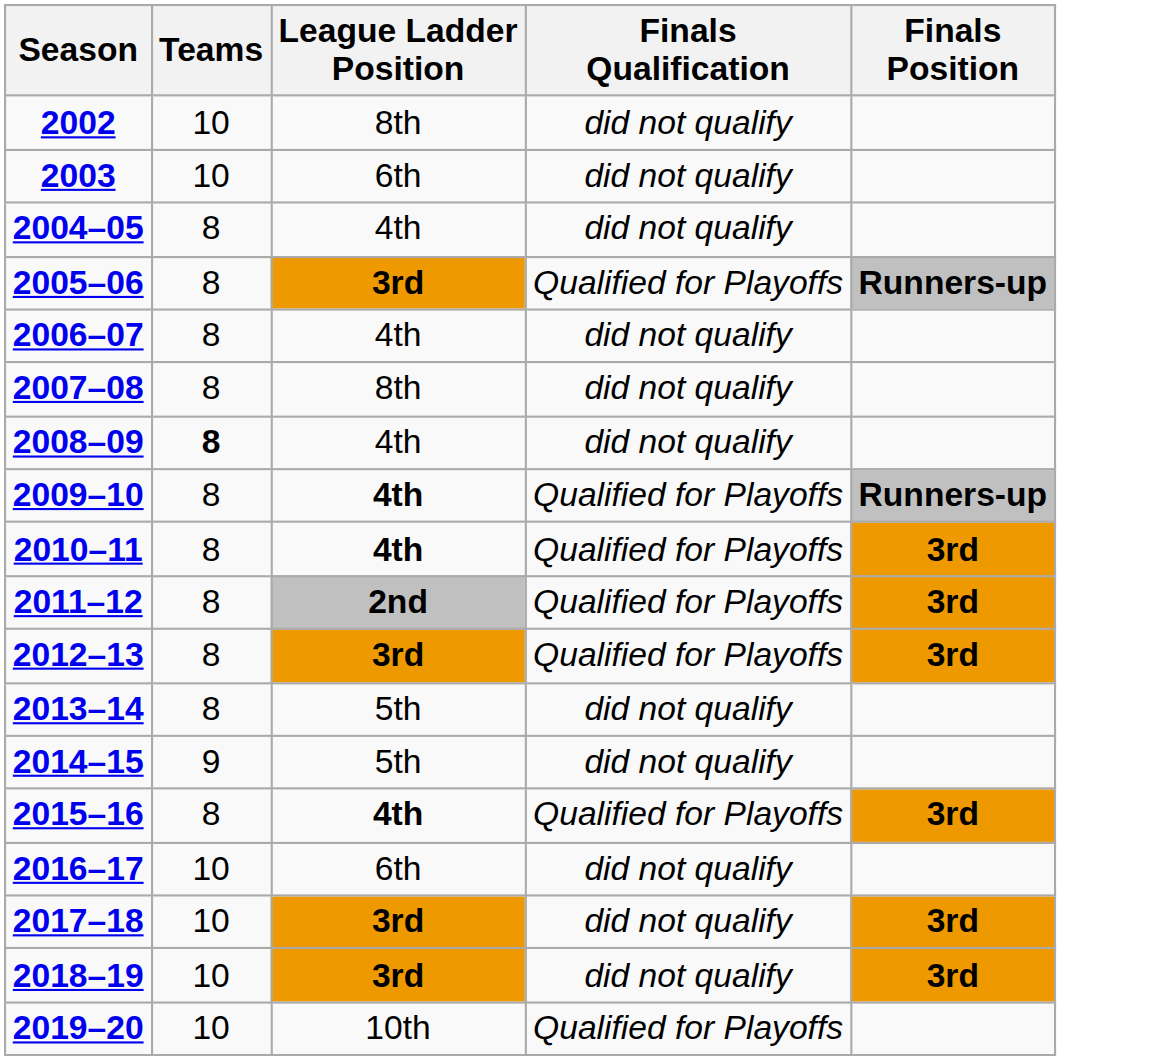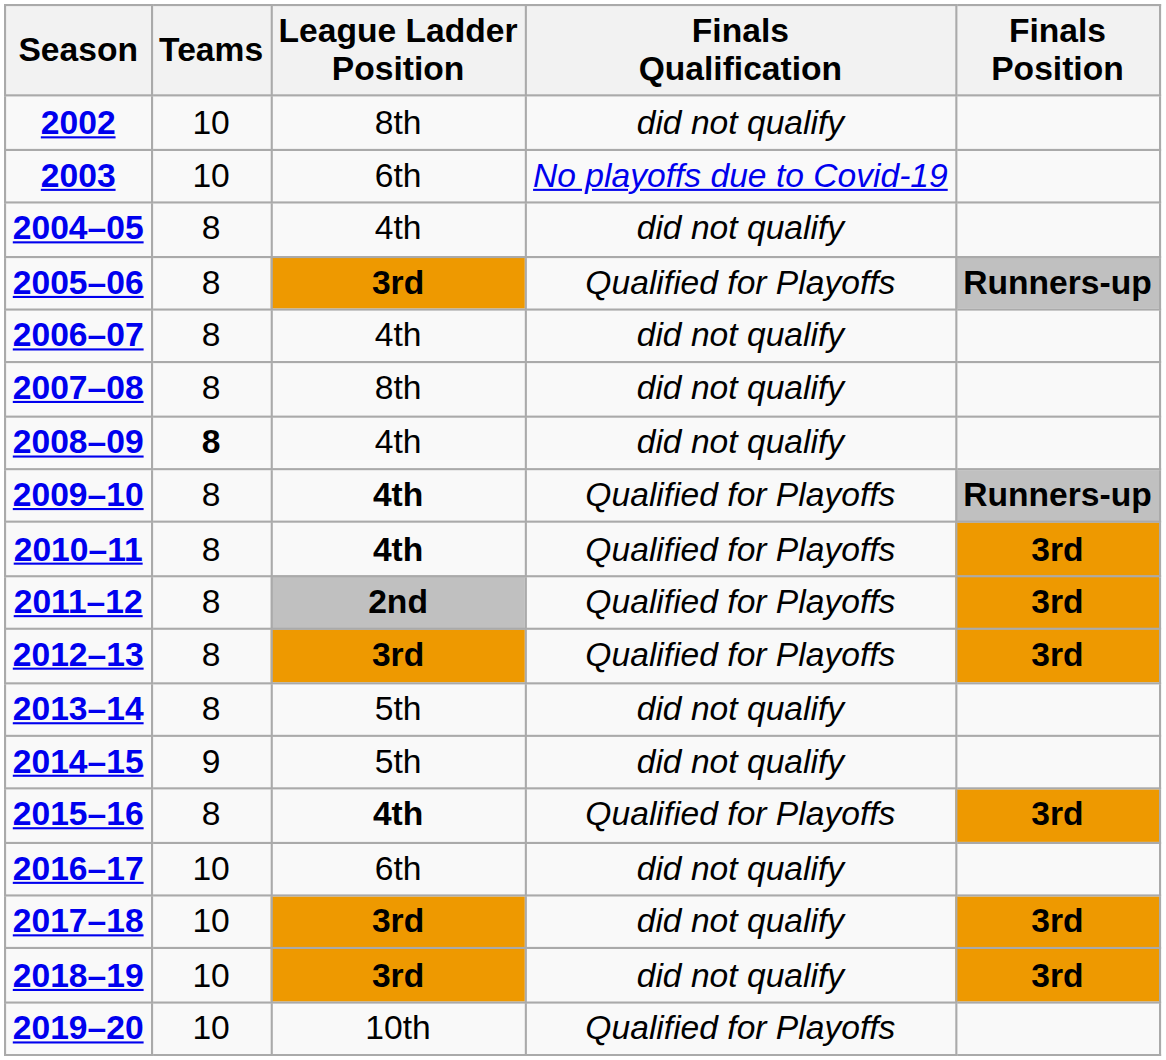(688, 175) did not qualify -> (740, 175) No playoffs due to Covid-19
